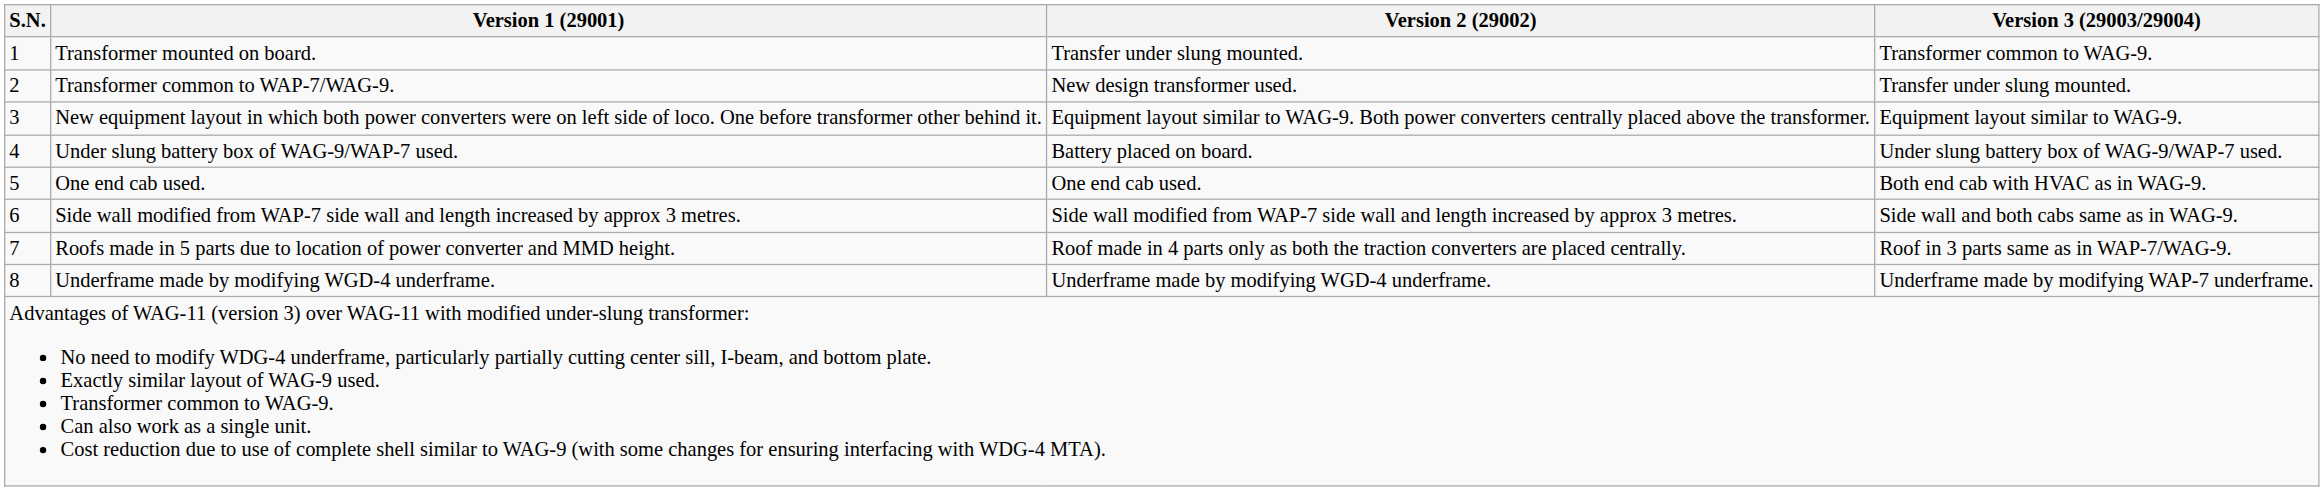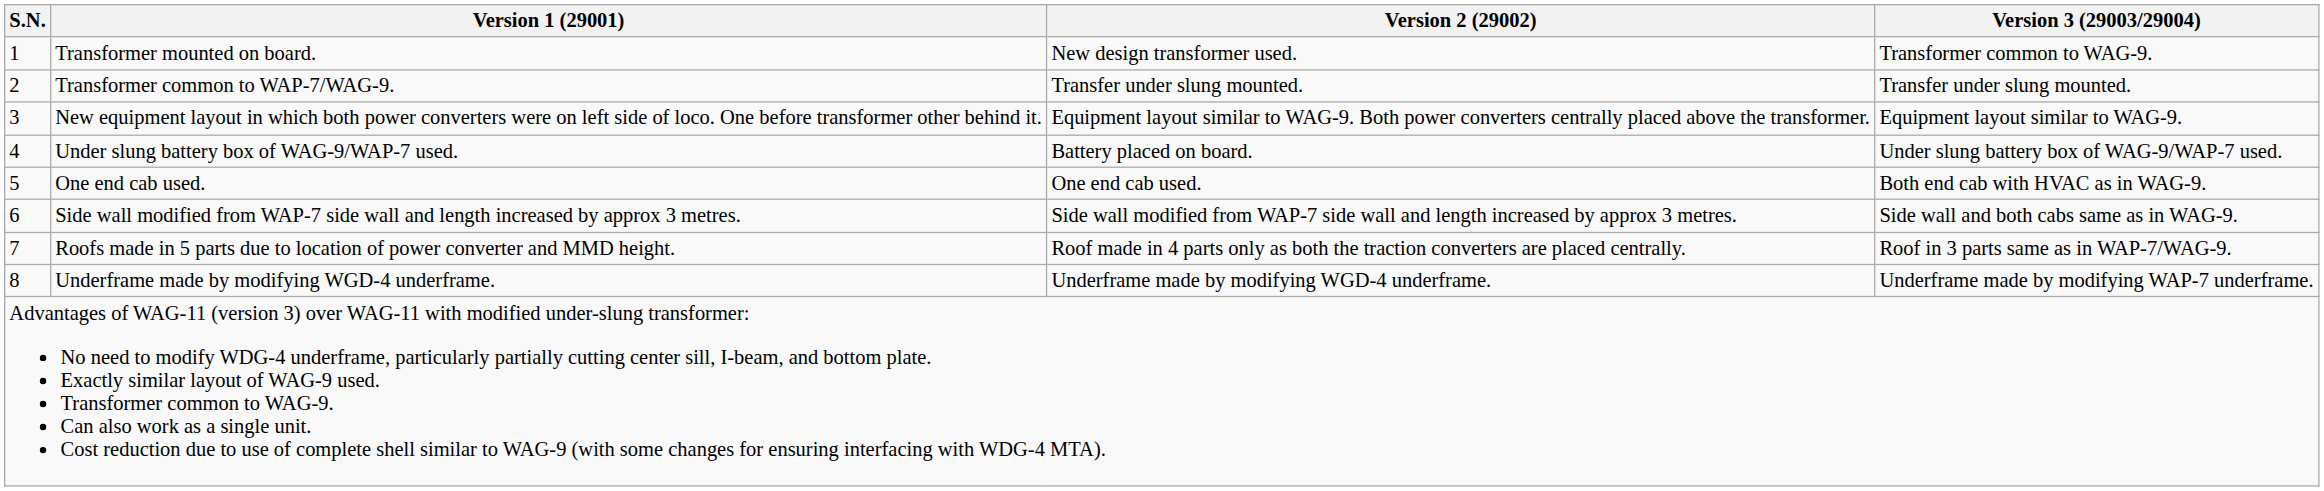(1177, 53) Transfer under slung mounted. -> (1174, 53) New design transformer used.
(1174, 85) New design transformer used. -> (1177, 85) Transfer under slung mounted.
